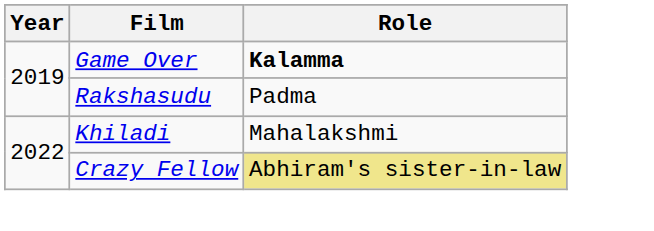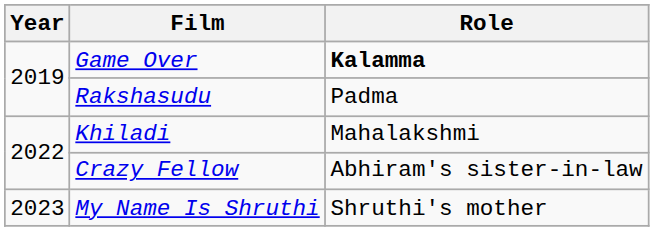(405, 171) khaki background -> (487, 171) no background
+ row: (198, 208)
